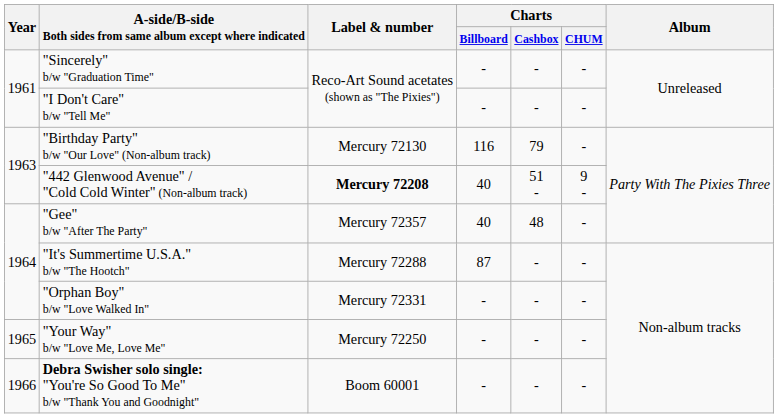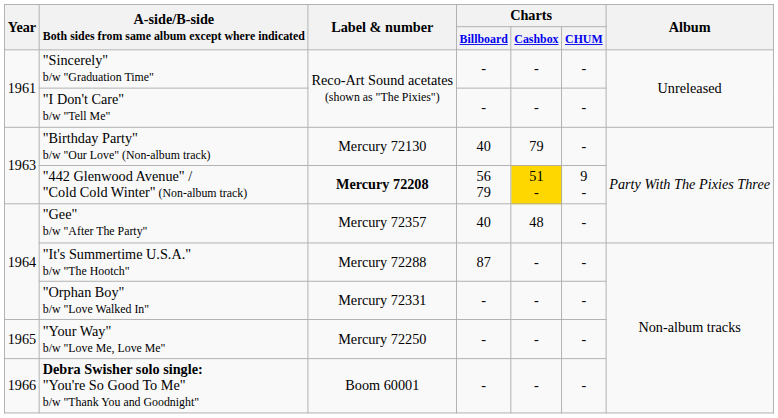(484, 146) 116 -> (484, 146) 40
(484, 184) 40 -> (484, 184) 56 79
(536, 184) no background -> (536, 184) gold background
